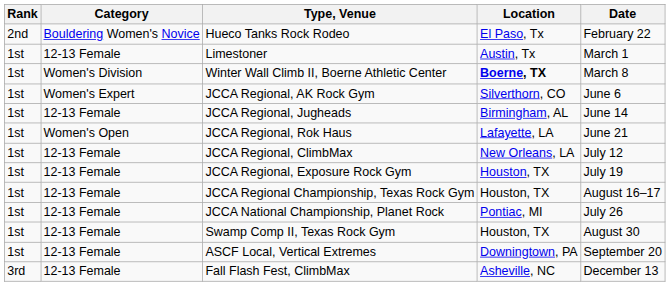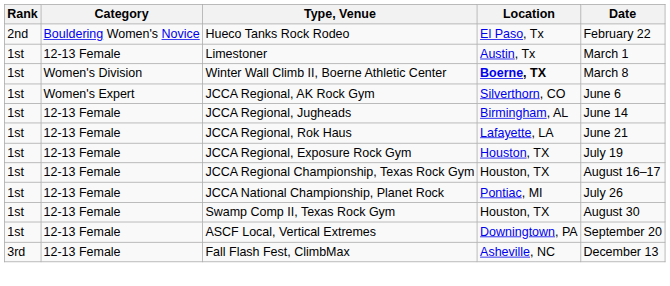(86, 133) Women's Open -> (82, 133) 12-13 Female
- row: (279, 152)
